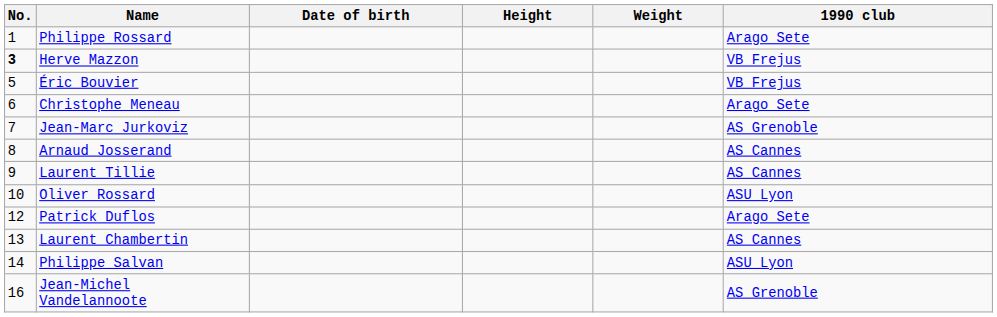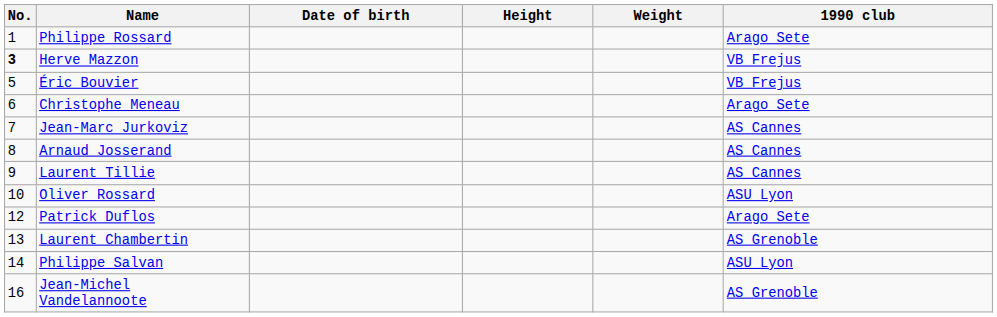(772, 128) AS Grenoble -> (764, 128) AS Cannes
(764, 240) AS Cannes -> (772, 240) AS Grenoble
